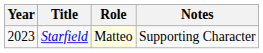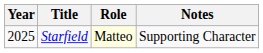(21, 36) 2023 -> (21, 36) 2025
